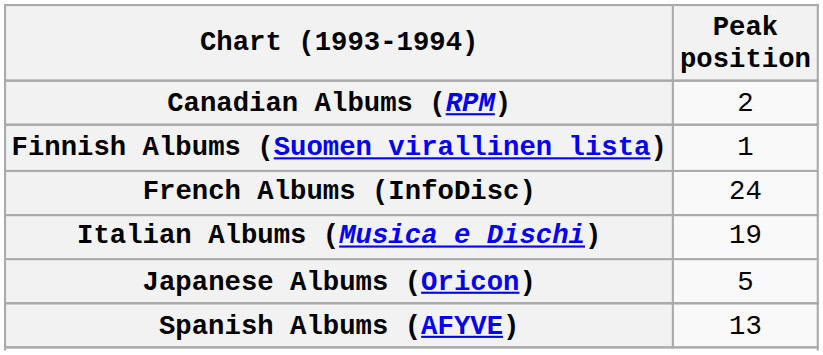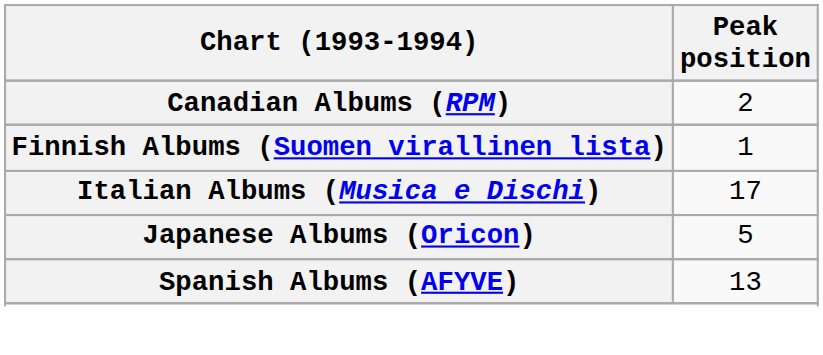- row: (339, 192)
(745, 237) 19 -> (745, 192) 17
